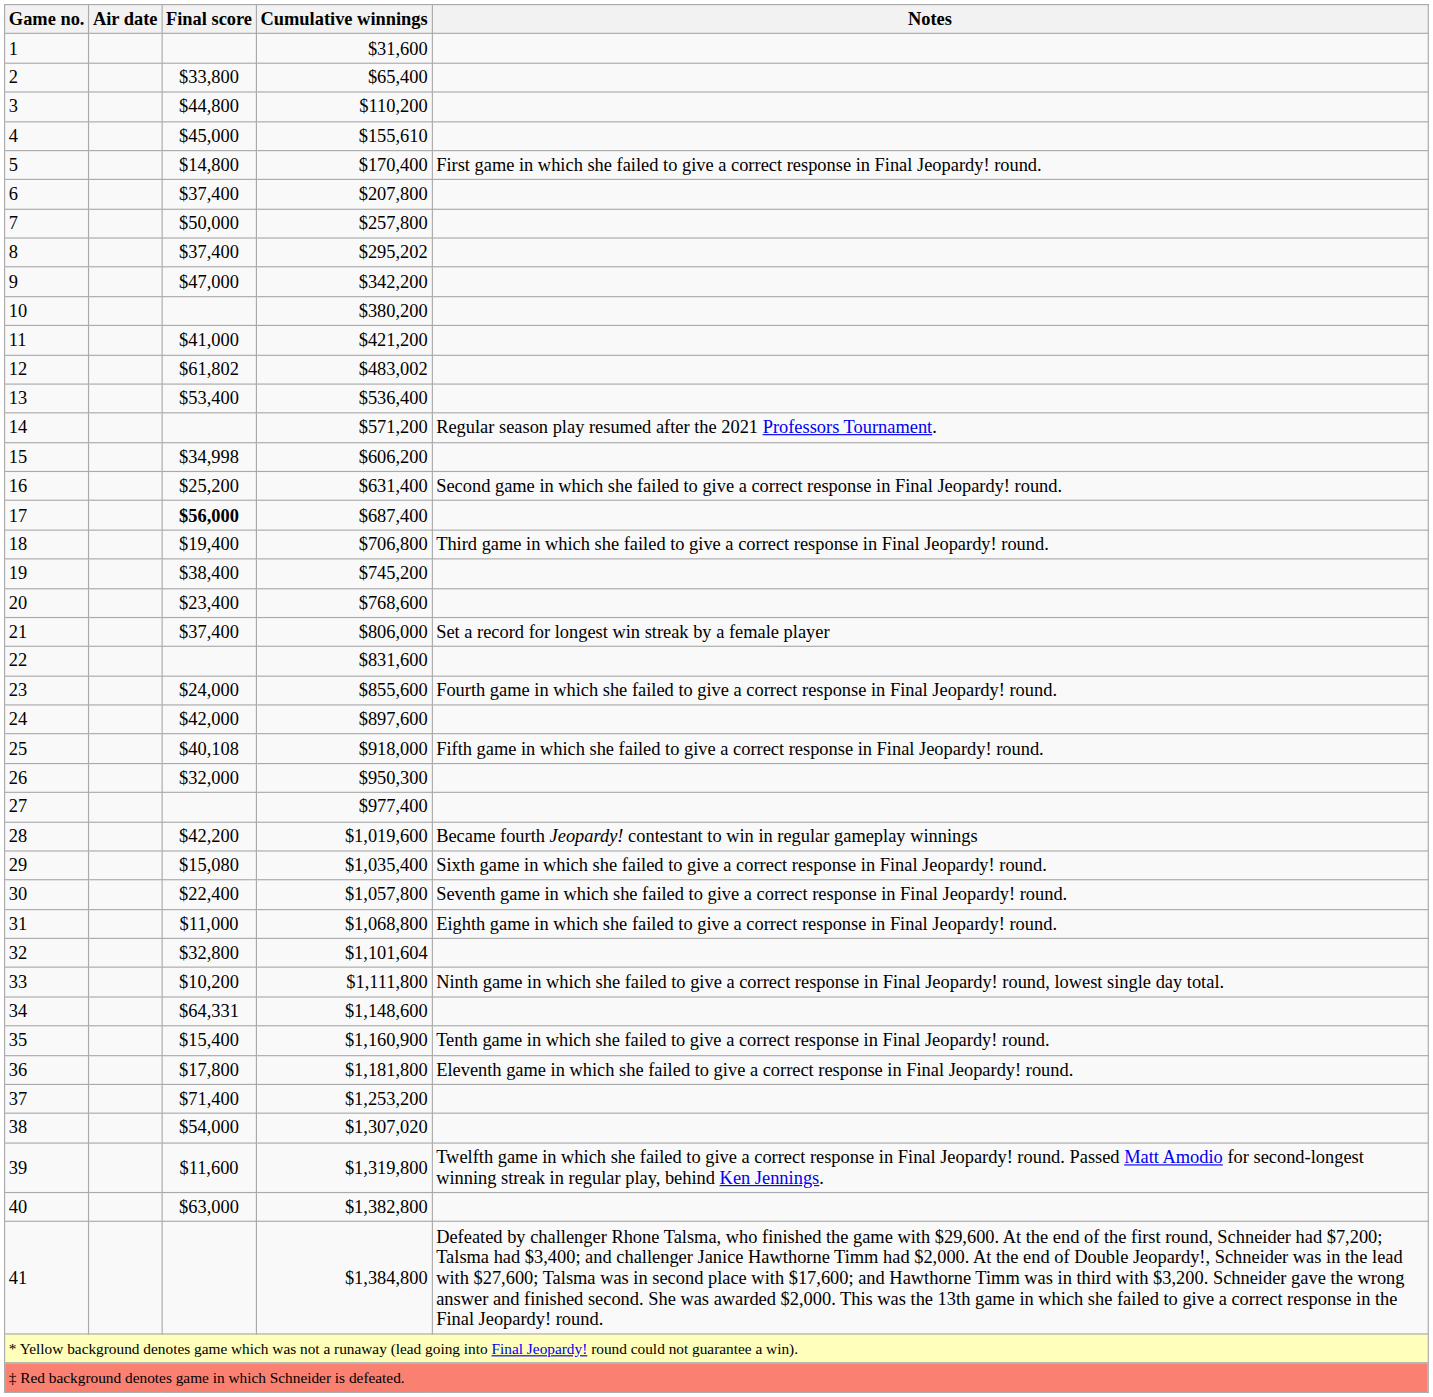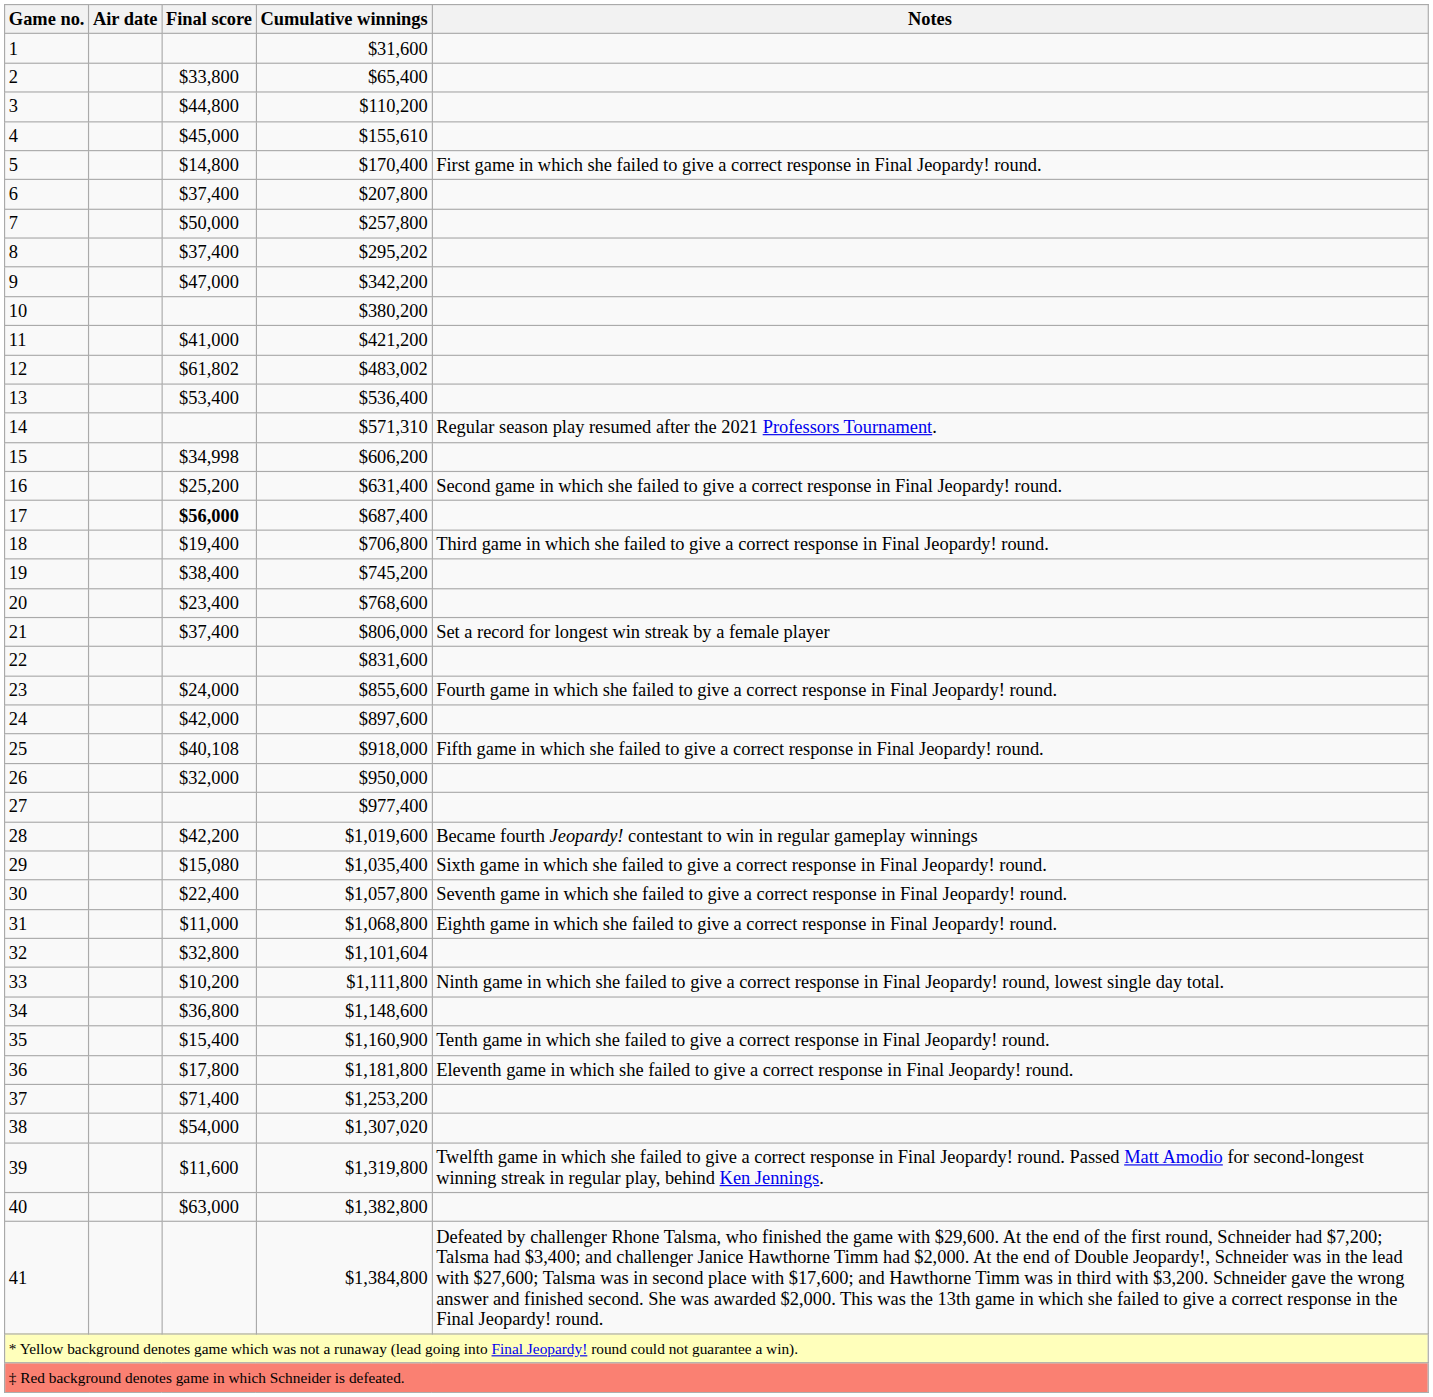(393, 427) $571,200 -> (393, 427) $571,310
(393, 777) $950,300 -> (393, 777) $950,000
(209, 1011) $64,331 -> (209, 1011) $36,800
